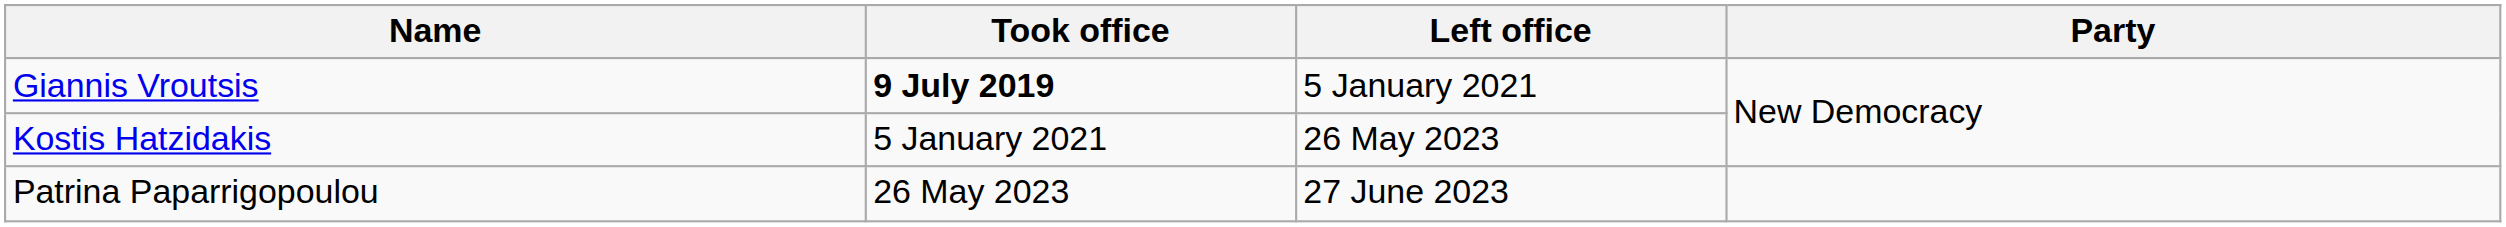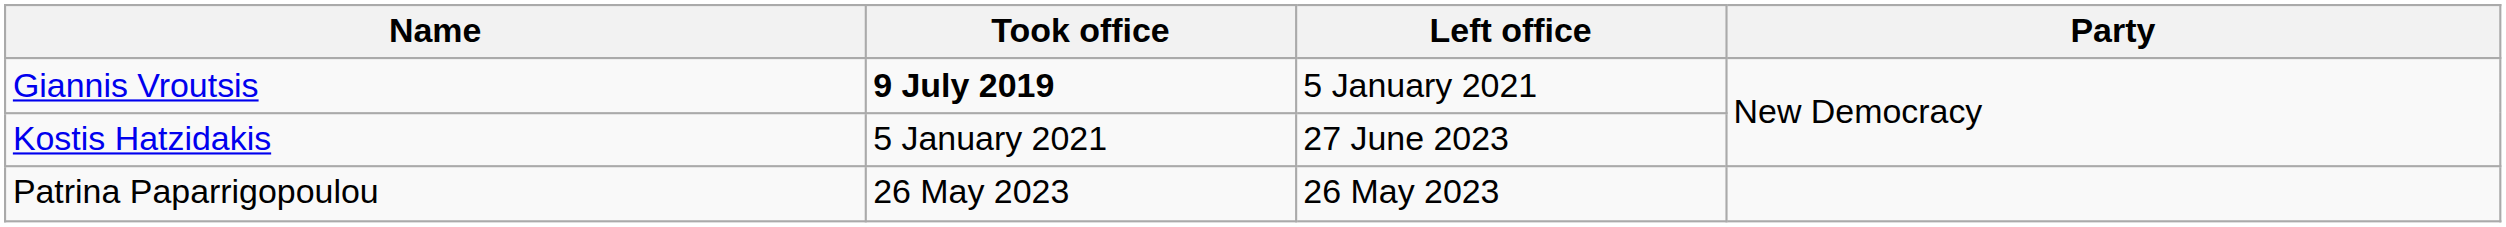(1401, 138) 26 May 2023 -> (1406, 138) 27 June 2023
(1406, 192) 27 June 2023 -> (1401, 192) 26 May 2023
